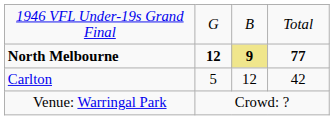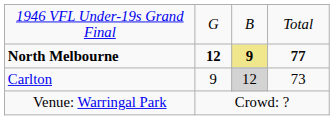(213, 79) 5 -> (213, 79) 9
(249, 79) no background -> (249, 79) lightgrey background
(298, 79) 42 -> (298, 79) 73
